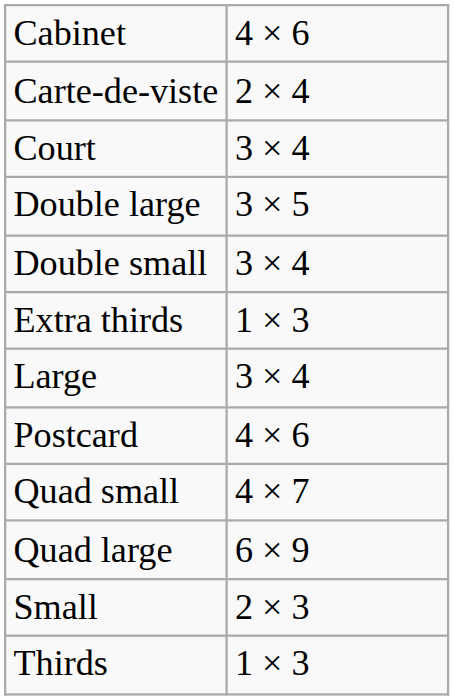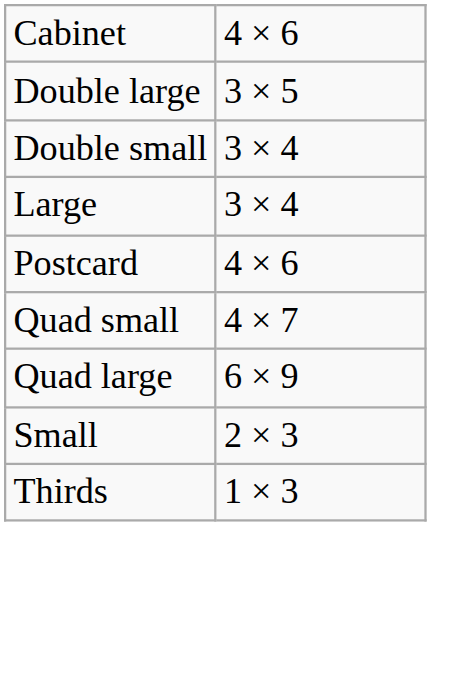- row: (116, 90)
- row: (55, 147)
- row: (98, 319)
